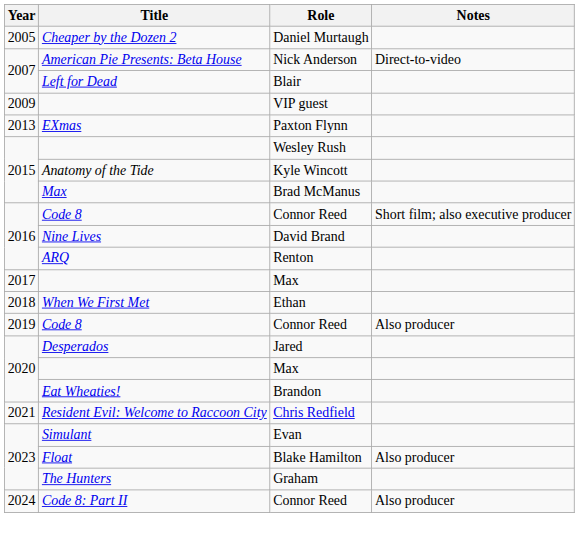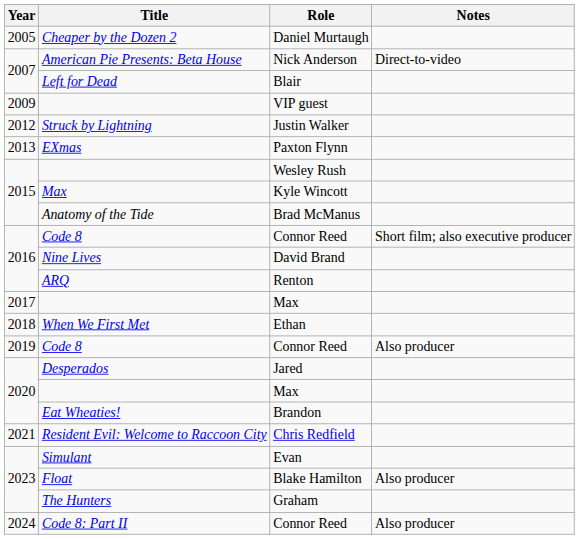+ row: (22, 125)
(98, 170) Anatomy of the Tide -> (54, 192) Max
(54, 192) Max -> (98, 214) Anatomy of the Tide
